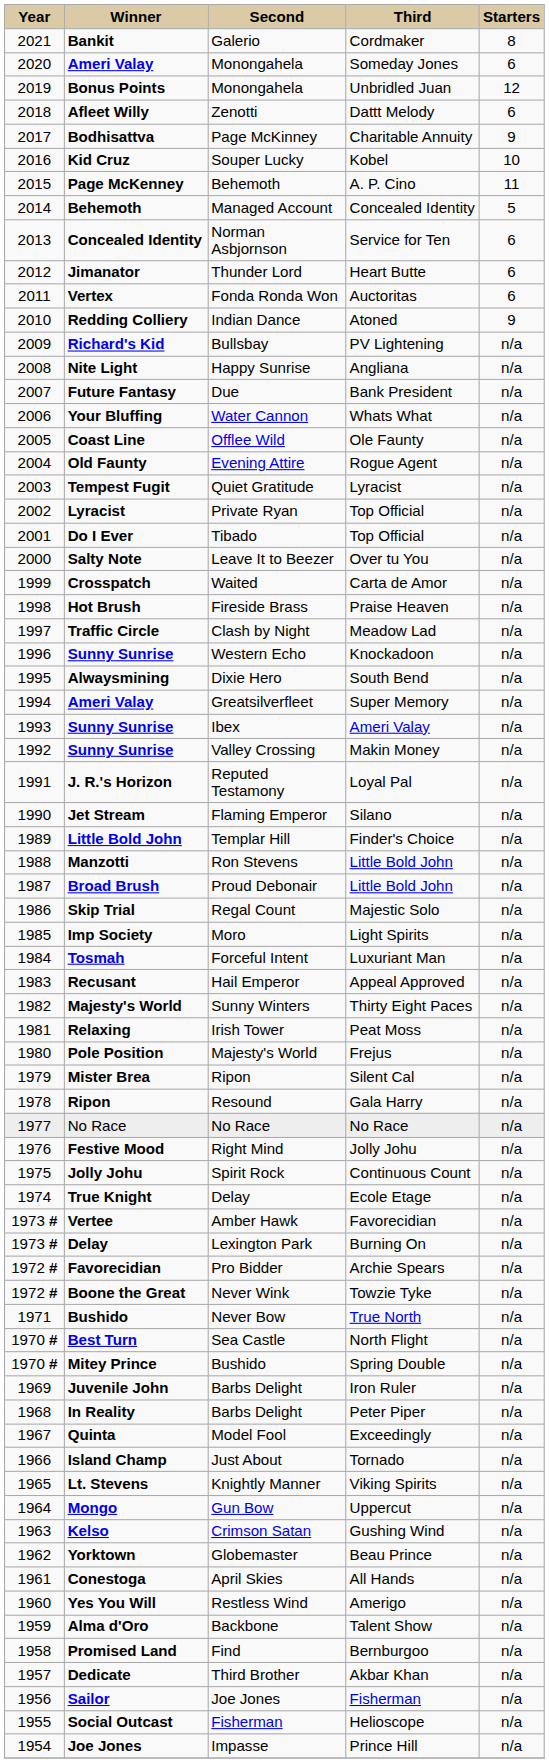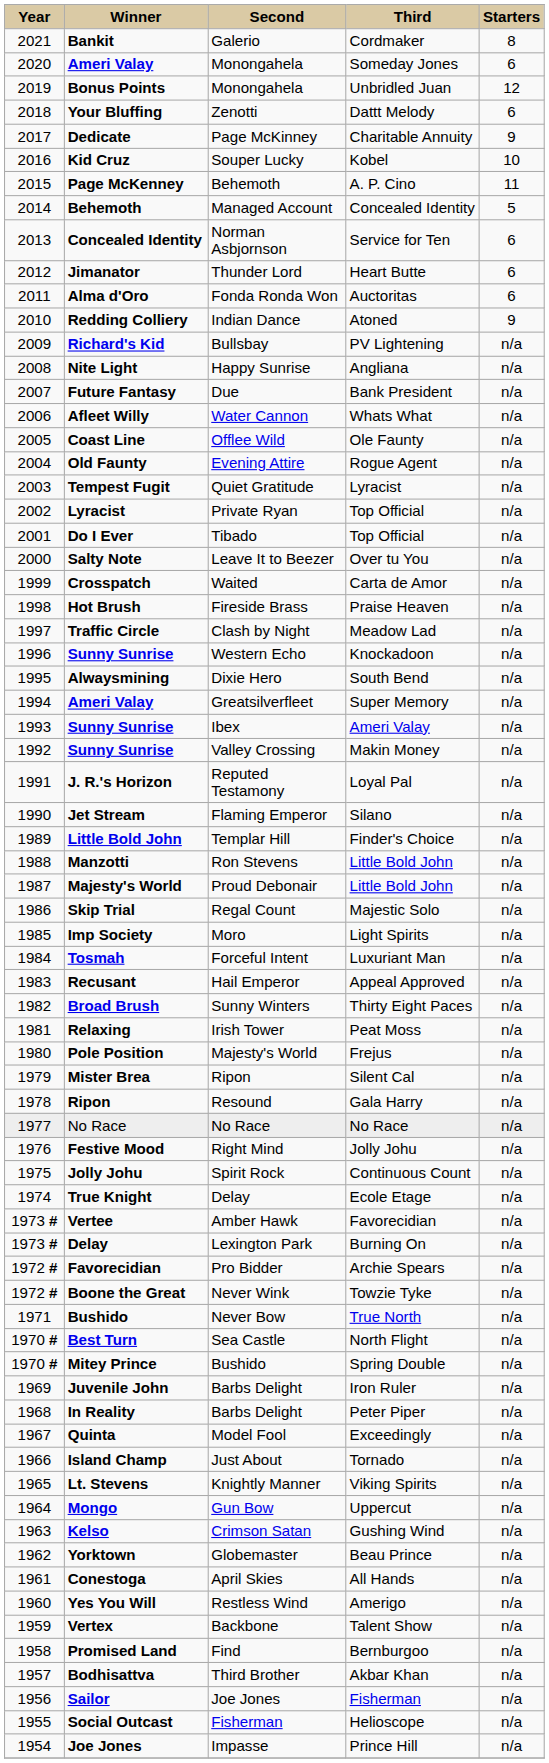(108, 112) Afleet Willy -> (115, 112) Your Bluffing
(111, 136) Bodhisattva -> (99, 136) Dedicate
(90, 296) Vertex -> (108, 296) Alma d'Oro
(115, 416) Your Bluffing -> (108, 416) Afleet Willy
(113, 887) Broad Brush -> (125, 887) Majesty's World
(125, 1006) Majesty's World -> (113, 1006) Broad Brush
(108, 1627) Alma d'Oro -> (90, 1627) Vertex
(99, 1675) Dedicate -> (111, 1675) Bodhisattva
